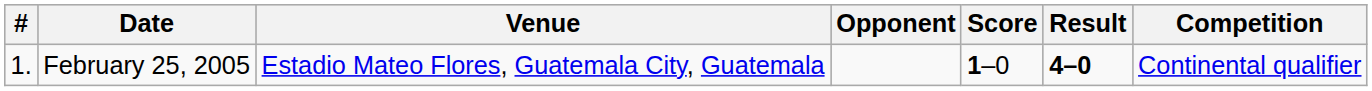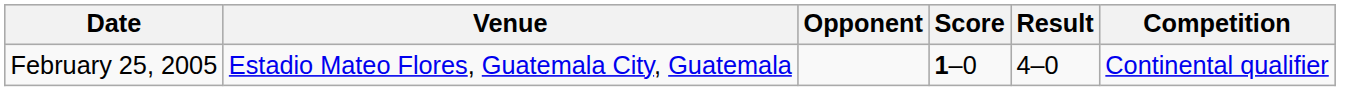- column: (21, 24)
(1070, 64) bold -> (1038, 64) normal
